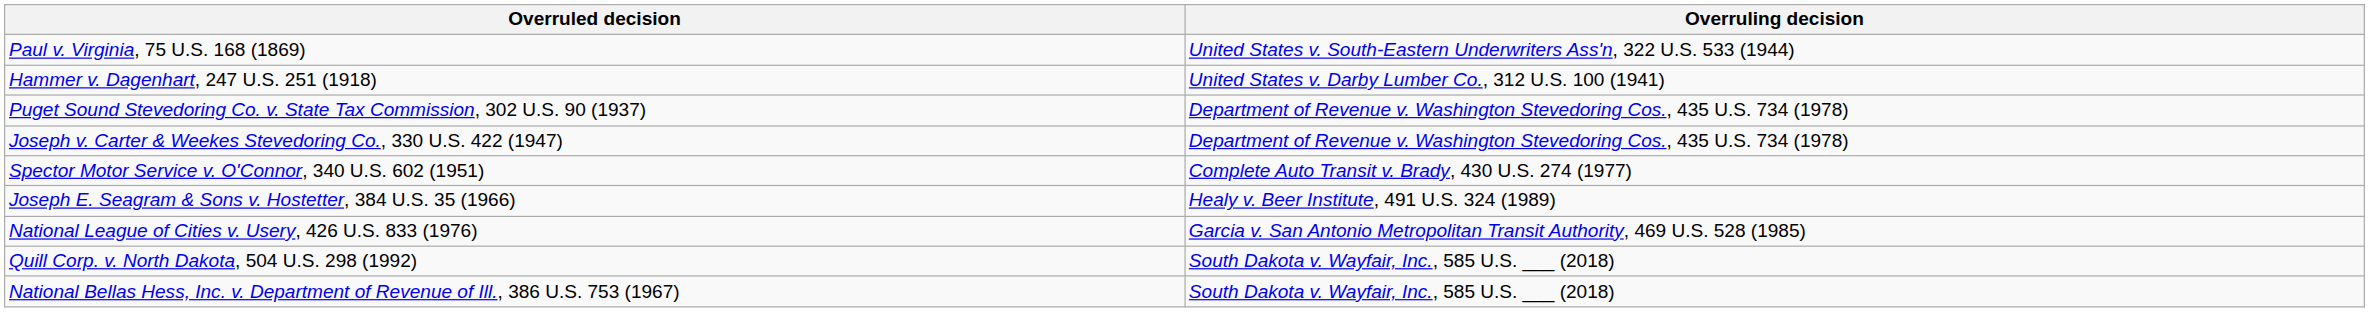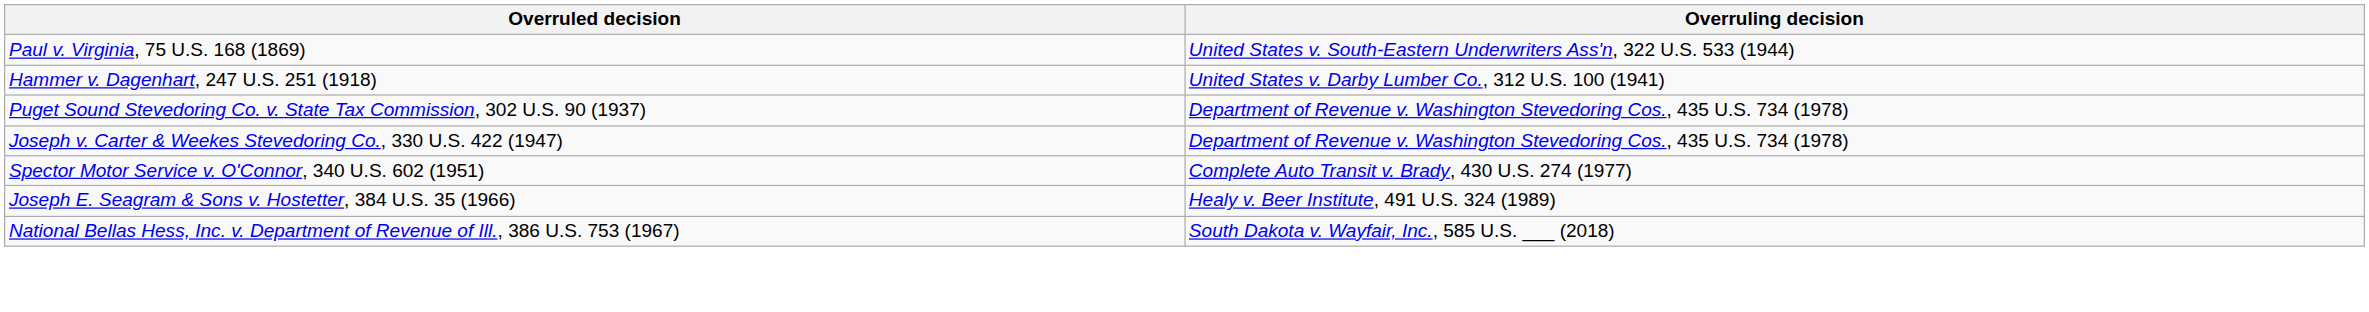- row: (243, 230)
- row: (213, 261)
